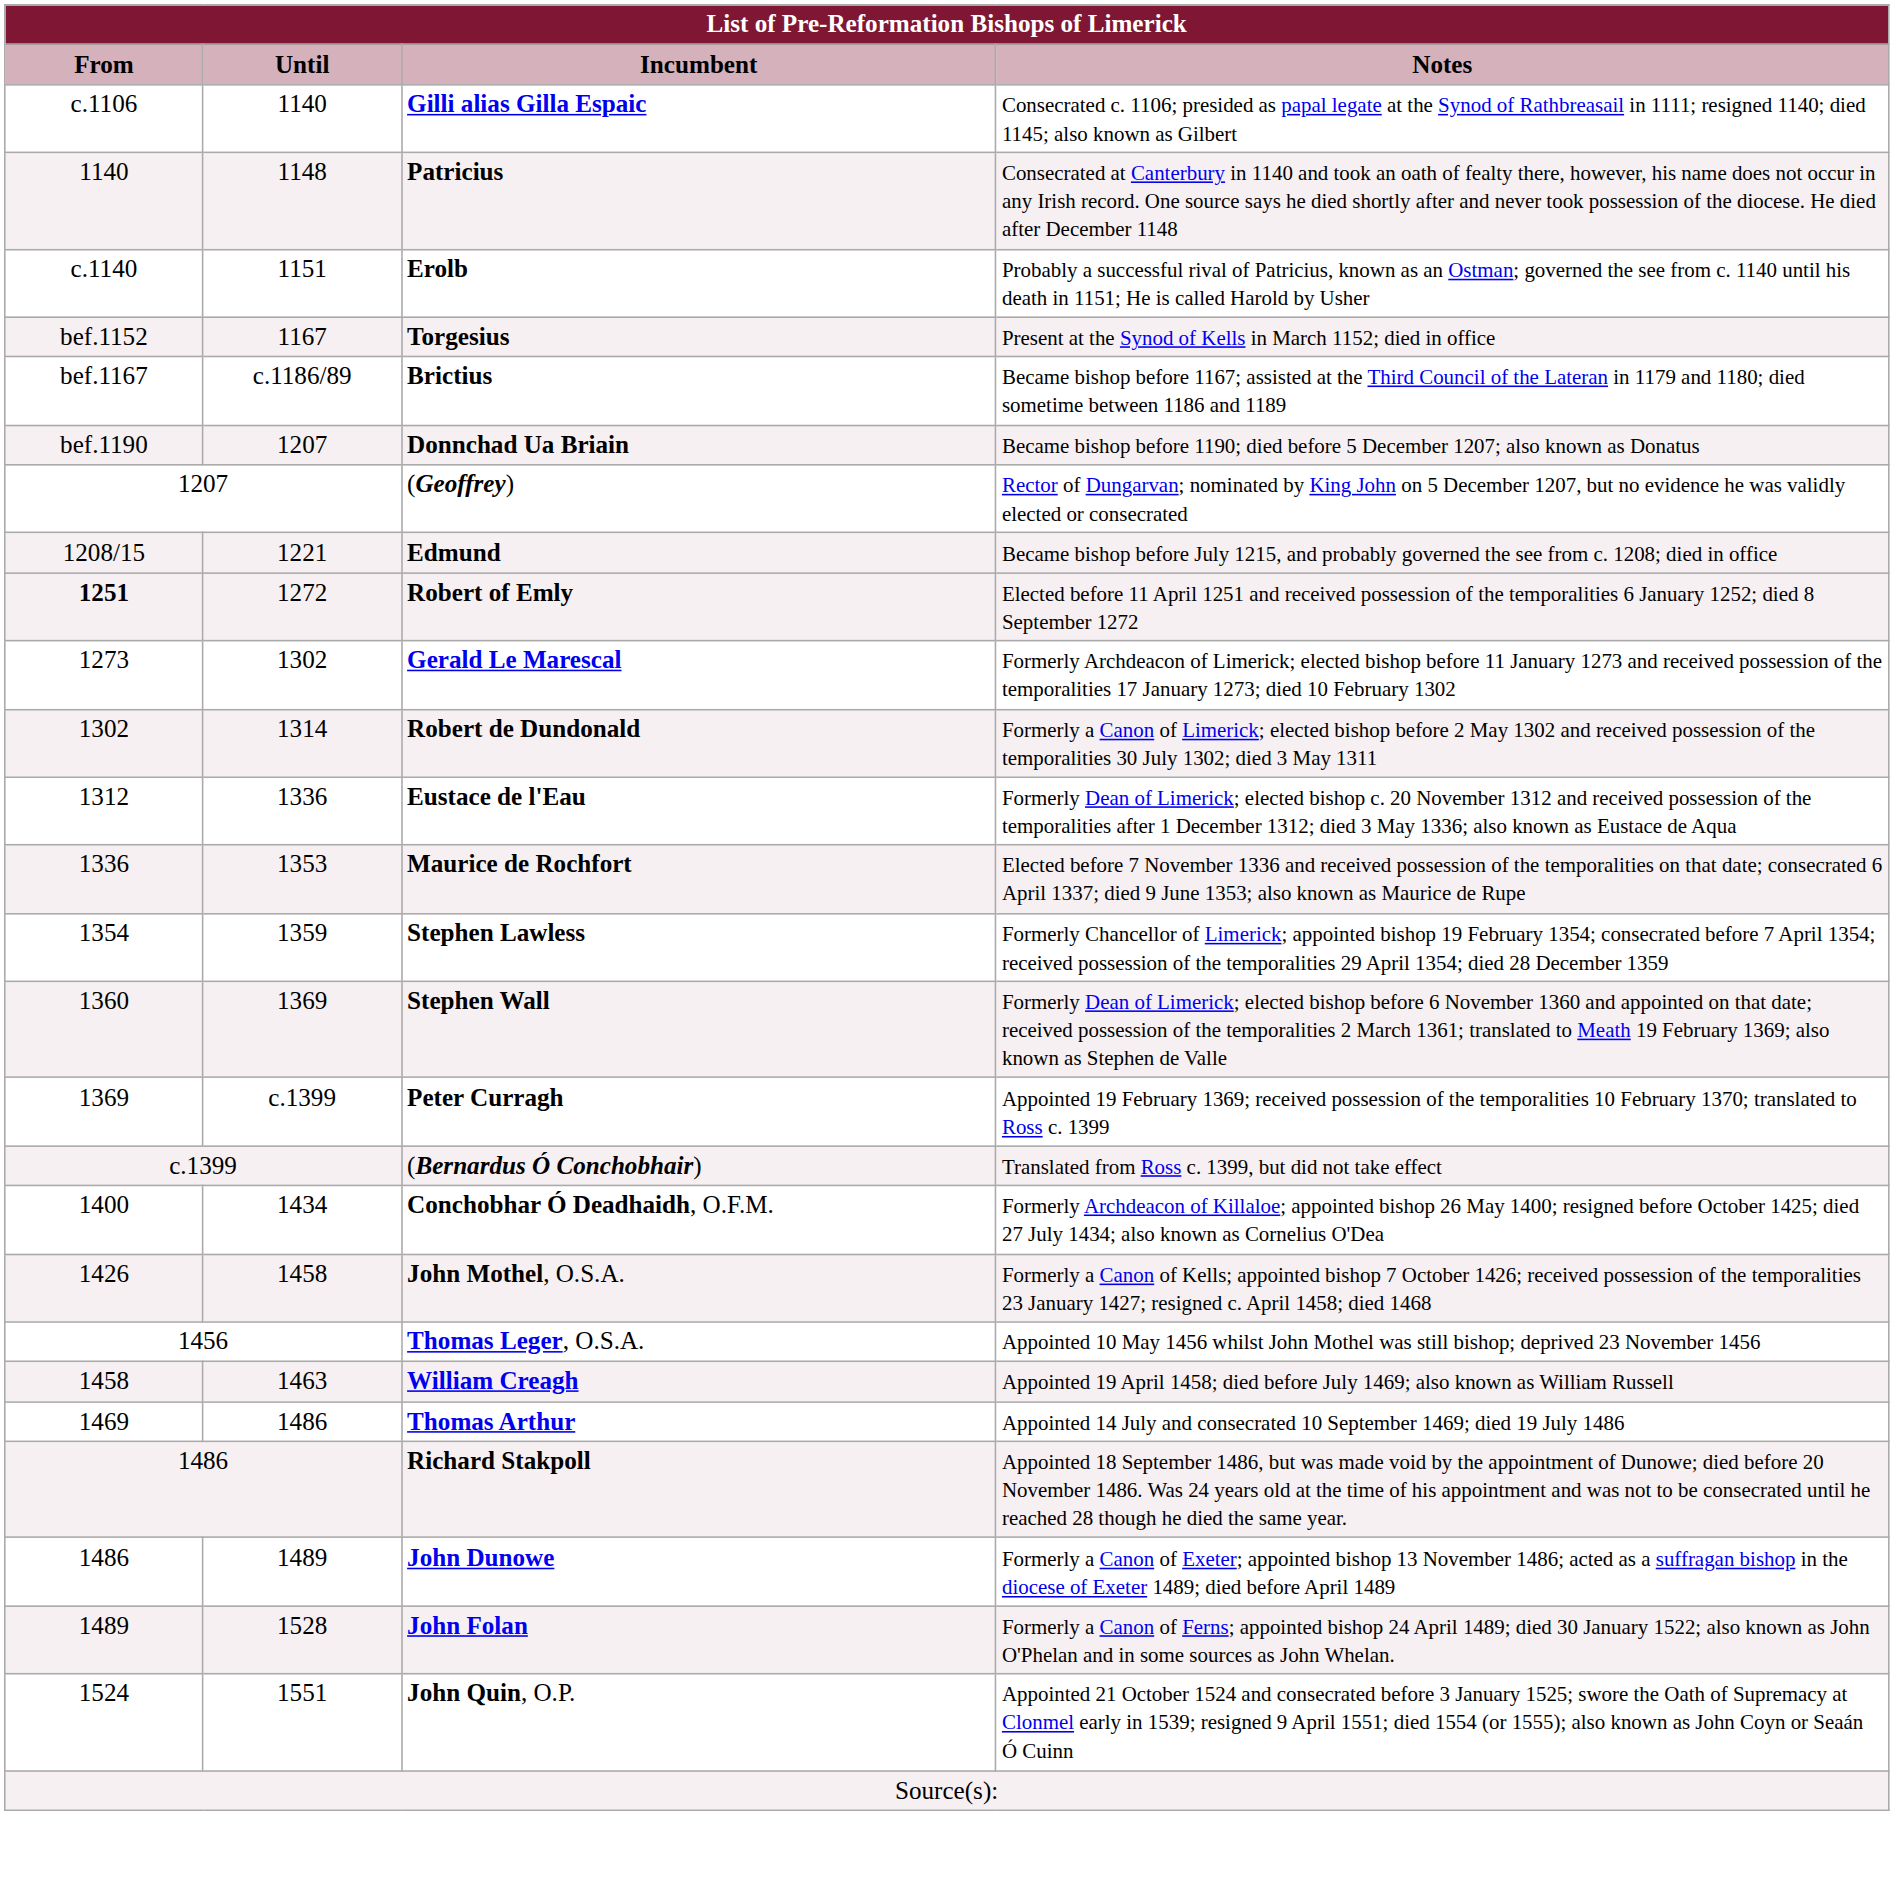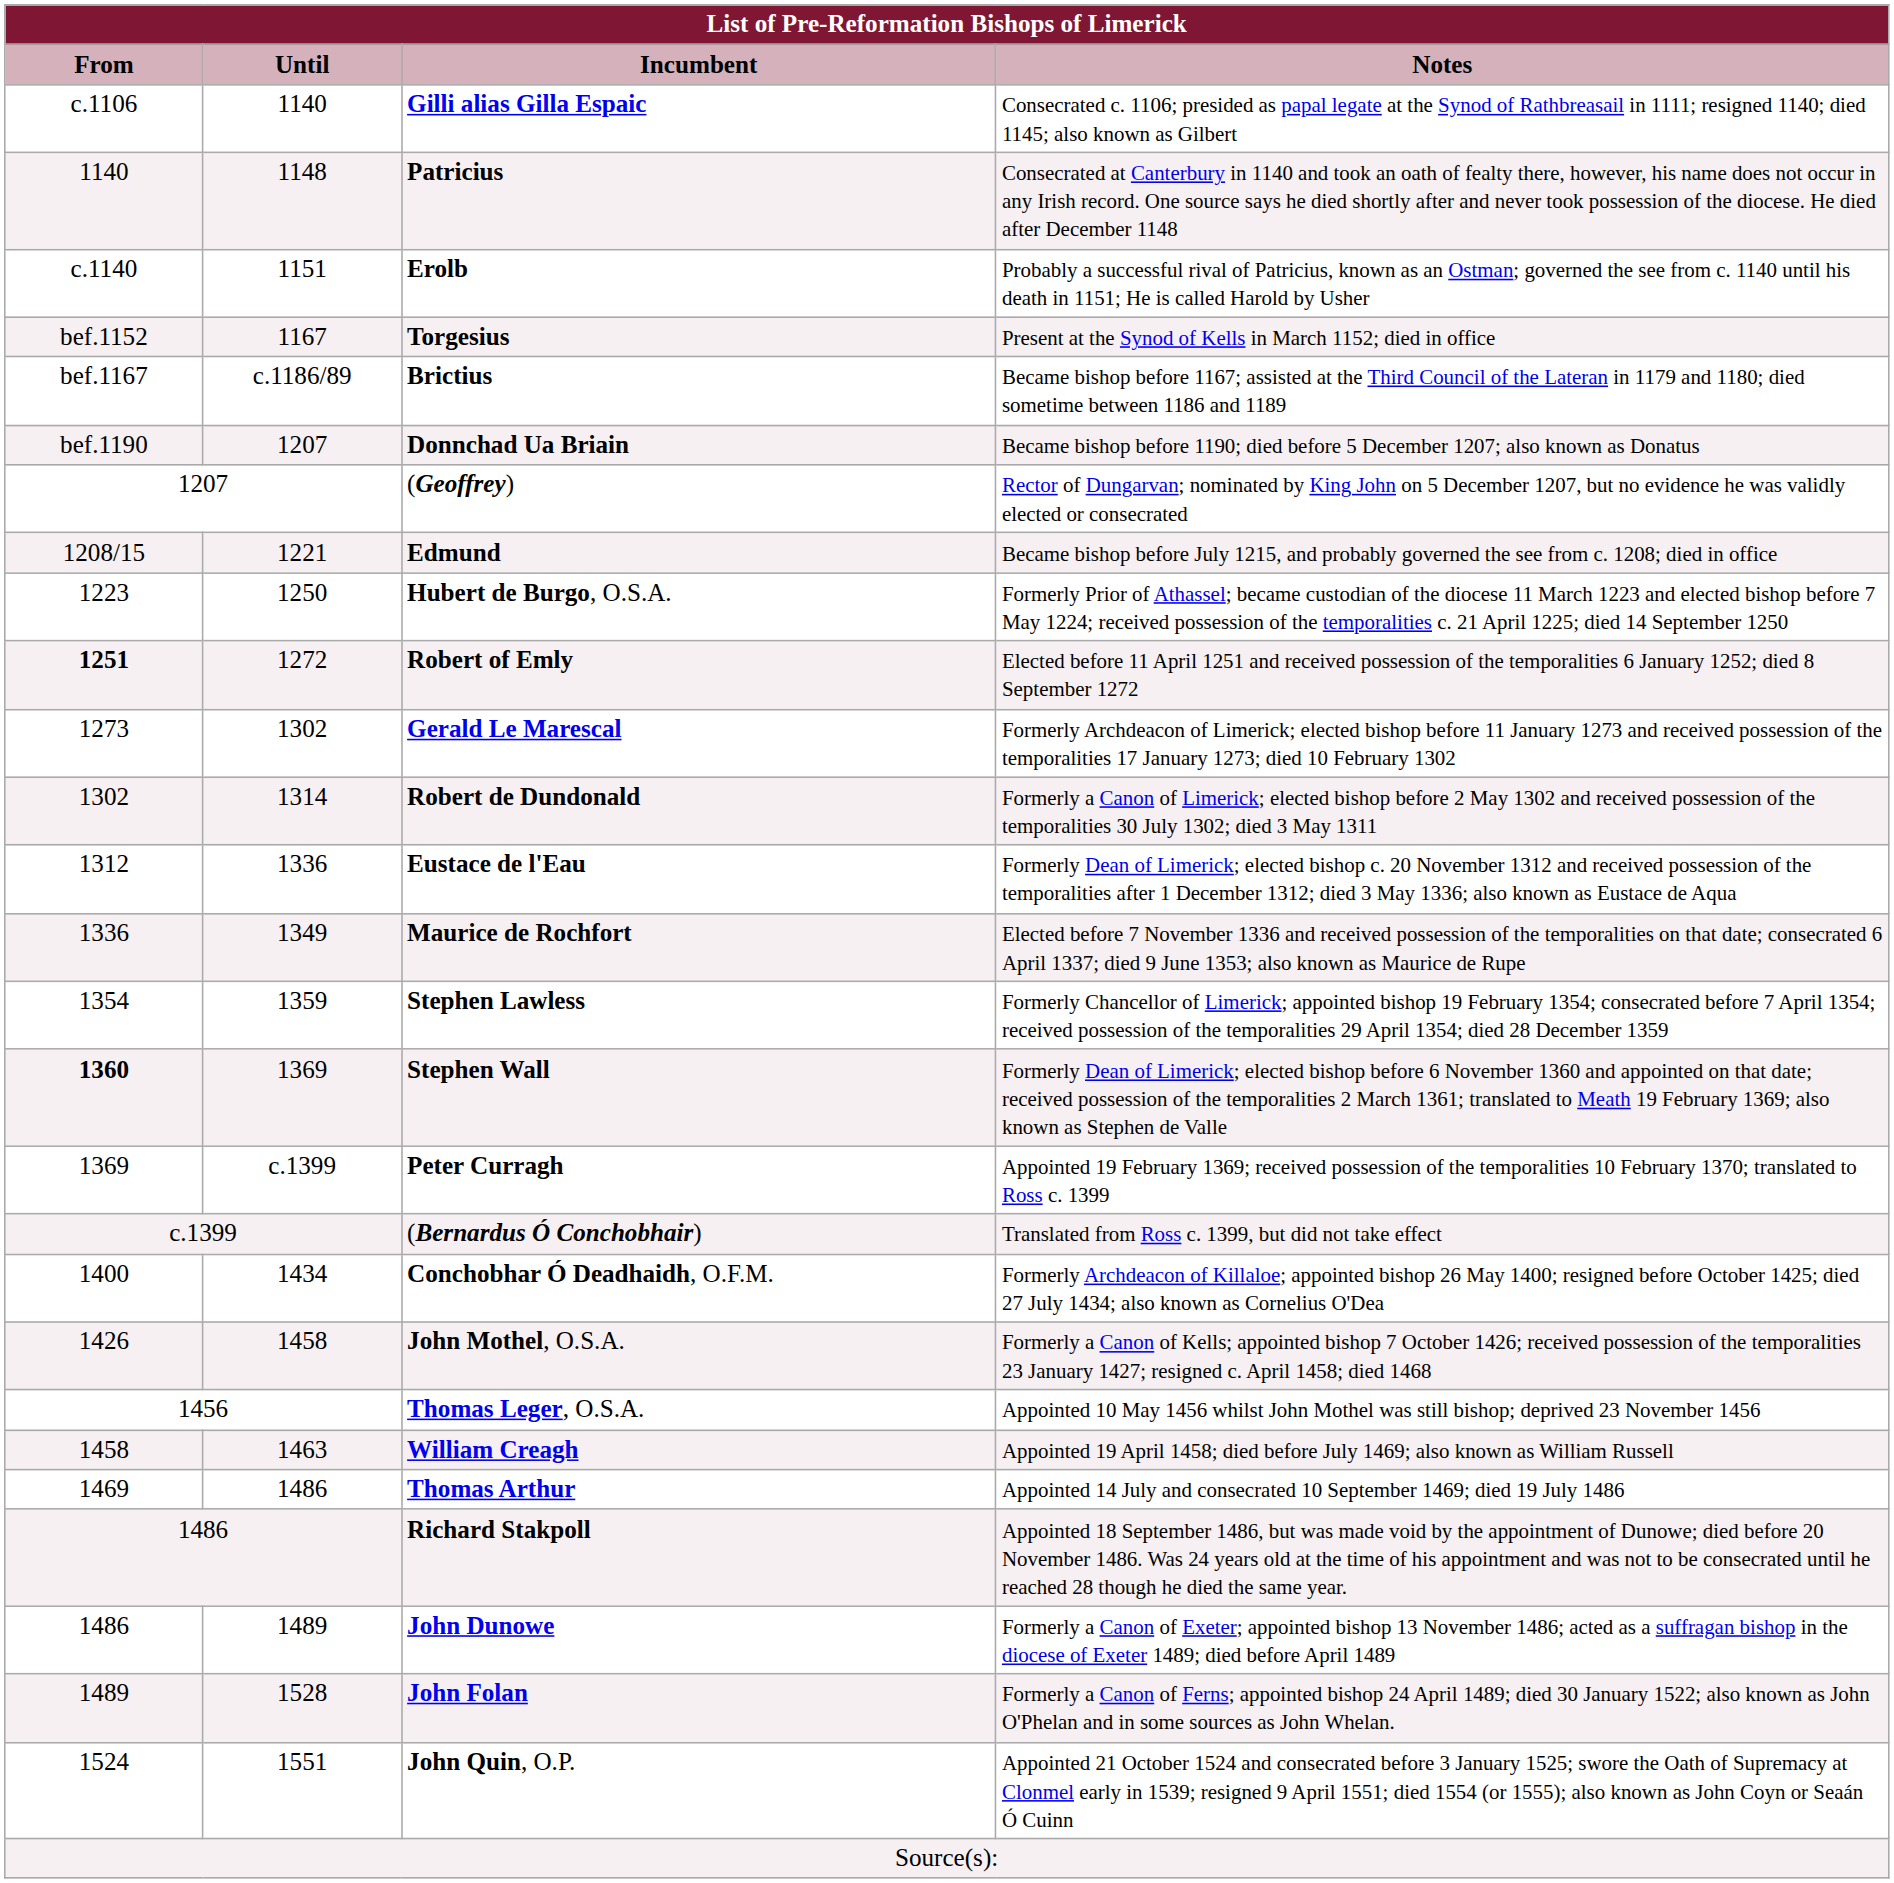+ row: (539, 592)
(302, 864) 1353 -> (302, 932) 1349
(104, 1000) normal -> (104, 1069) bold
